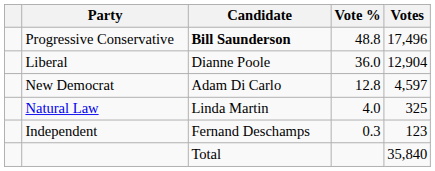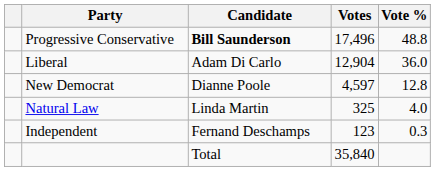columns swapped: (407, 16) <-> (358, 16)
(231, 62) Dianne Poole -> (236, 62) Adam Di Carlo
(236, 85) Adam Di Carlo -> (231, 85) Dianne Poole
